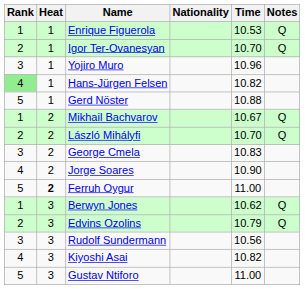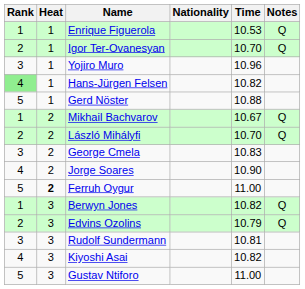(248, 205) 10.62 -> (248, 205) 10.82
(248, 240) 10.56 -> (248, 240) 10.81
